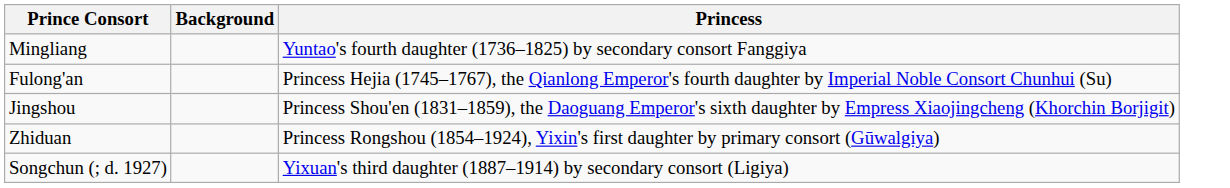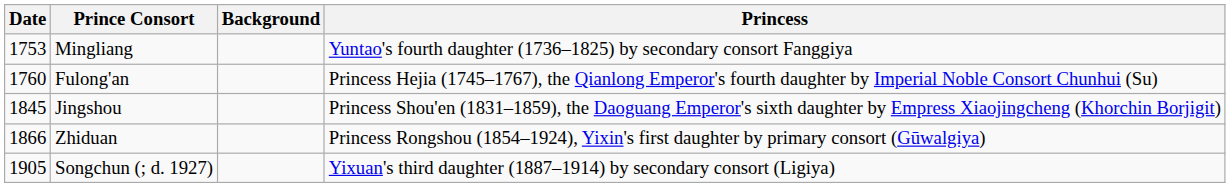+ column: (28, 19)
